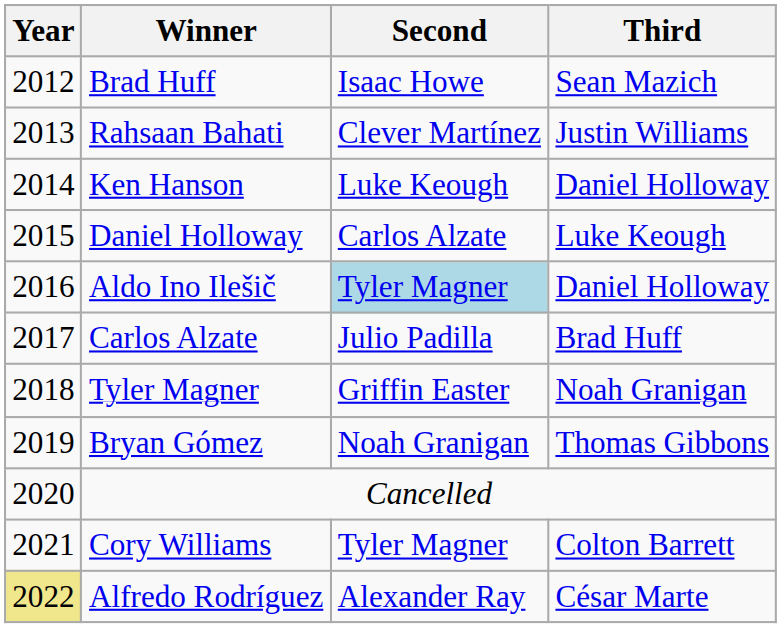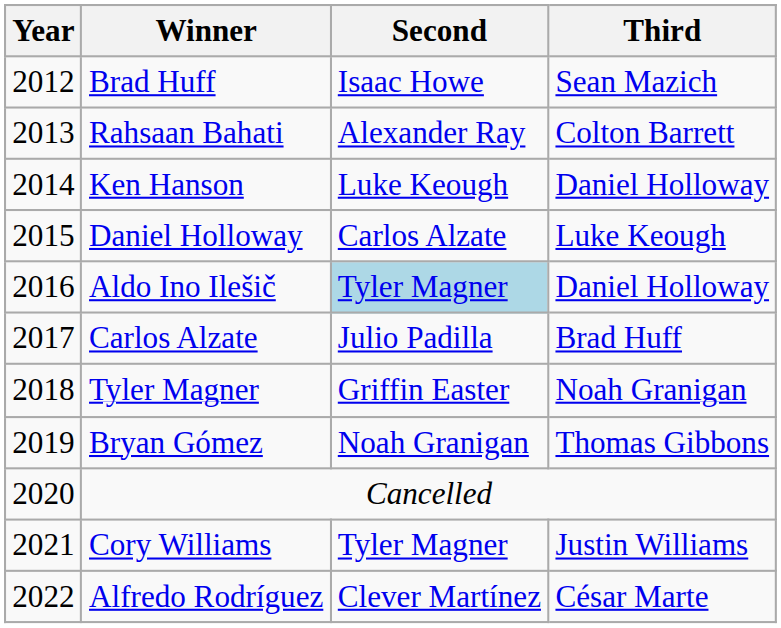(439, 133) Clever Martínez -> (432, 133) Alexander Ray
(652, 133) Justin Williams -> (645, 133) Colton Barrett
(645, 544) Colton Barrett -> (652, 544) Justin Williams
(43, 595) khaki background -> (43, 595) no background
(432, 595) Alexander Ray -> (439, 595) Clever Martínez
